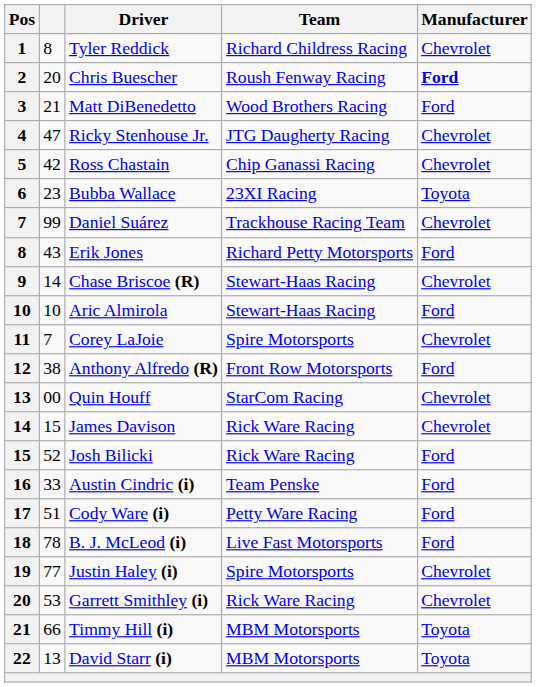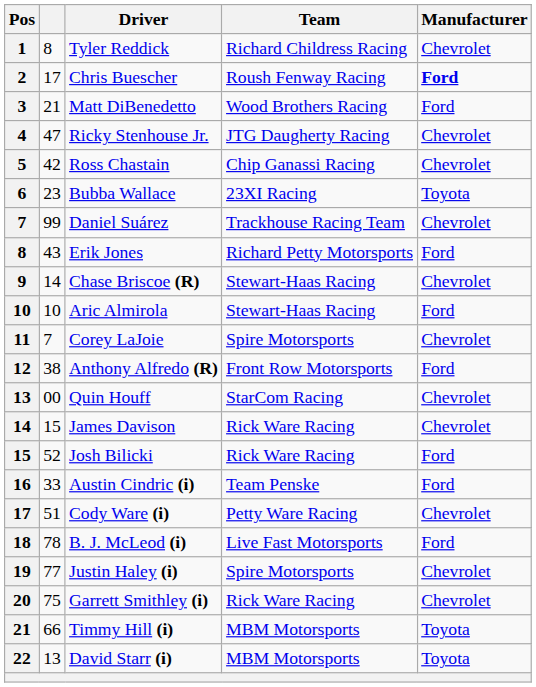(52, 77) 20 -> (52, 77) 17
(438, 513) Ford -> (456, 513) Chevrolet
(52, 600) 53 -> (52, 600) 75
